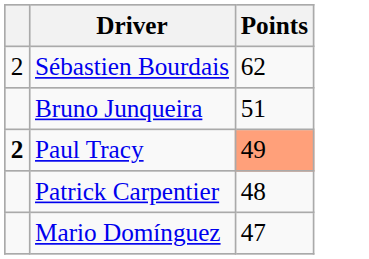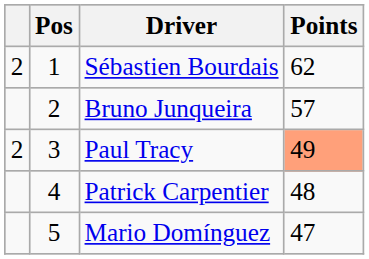+ column: (54, 25)
(253, 108) 51 -> (303, 108) 57
(17, 150) bold -> (17, 150) normal
